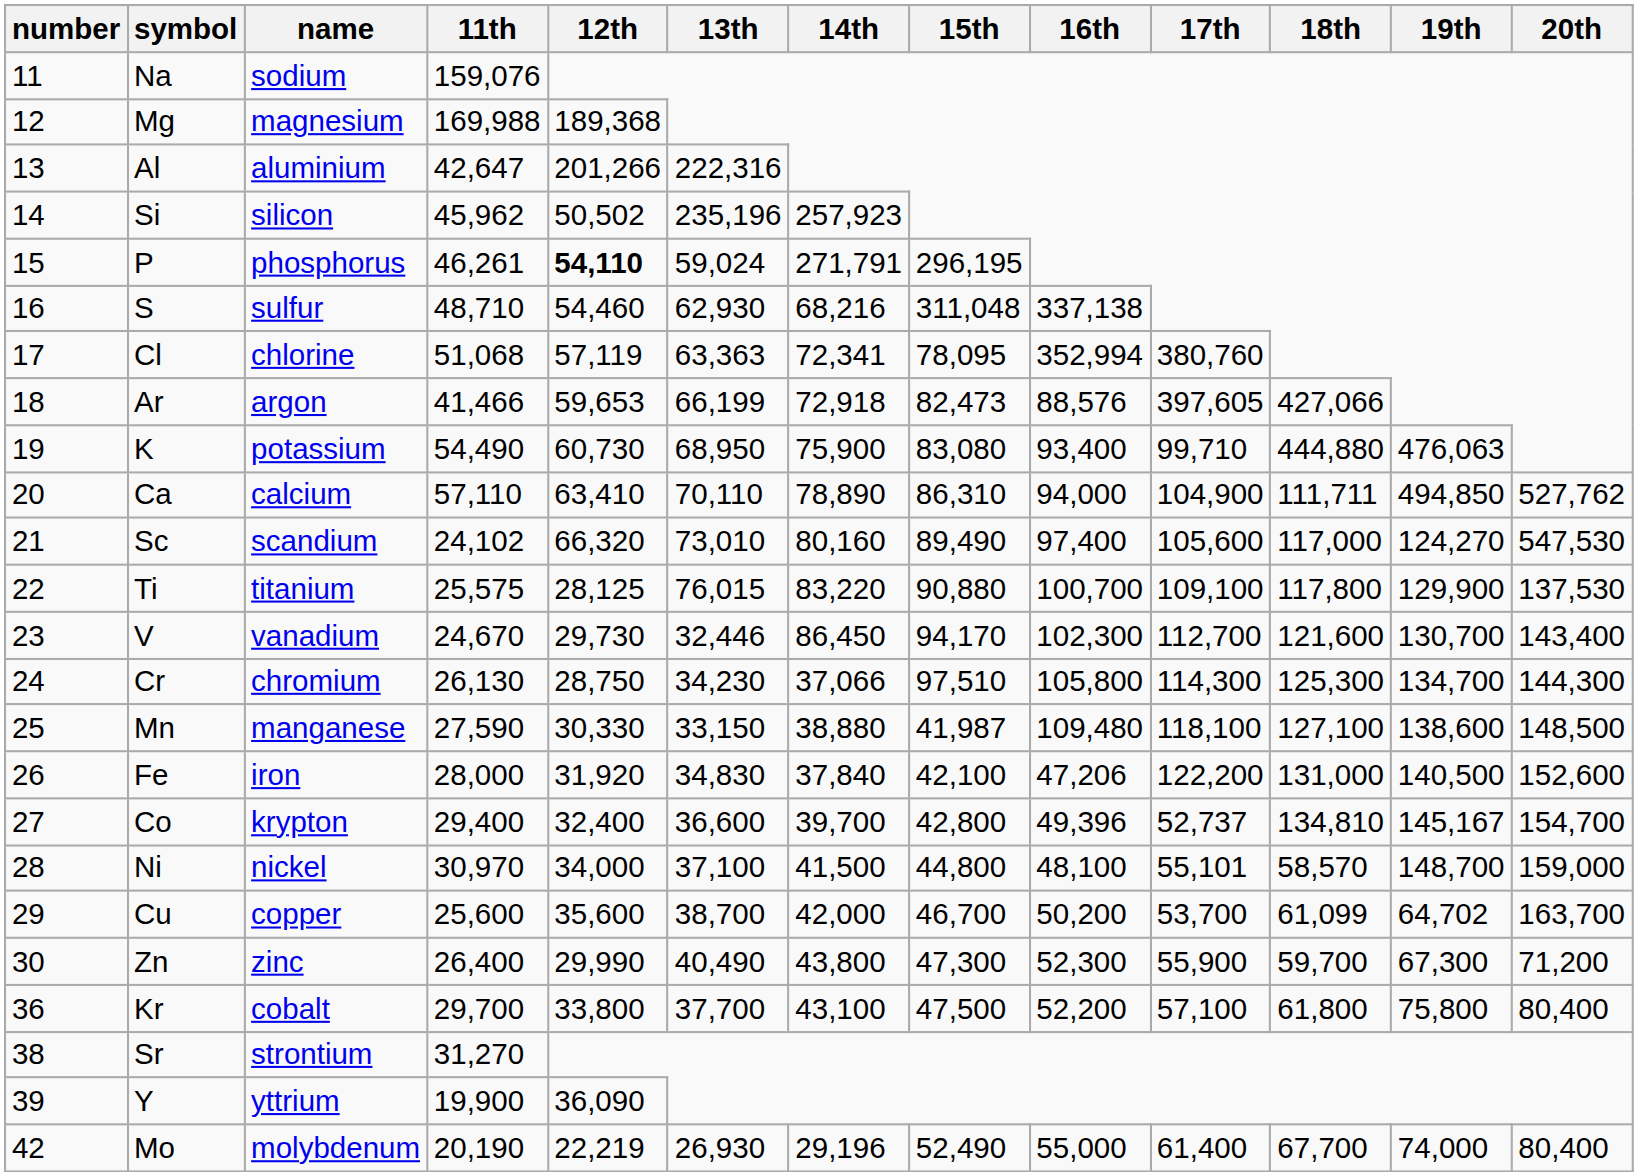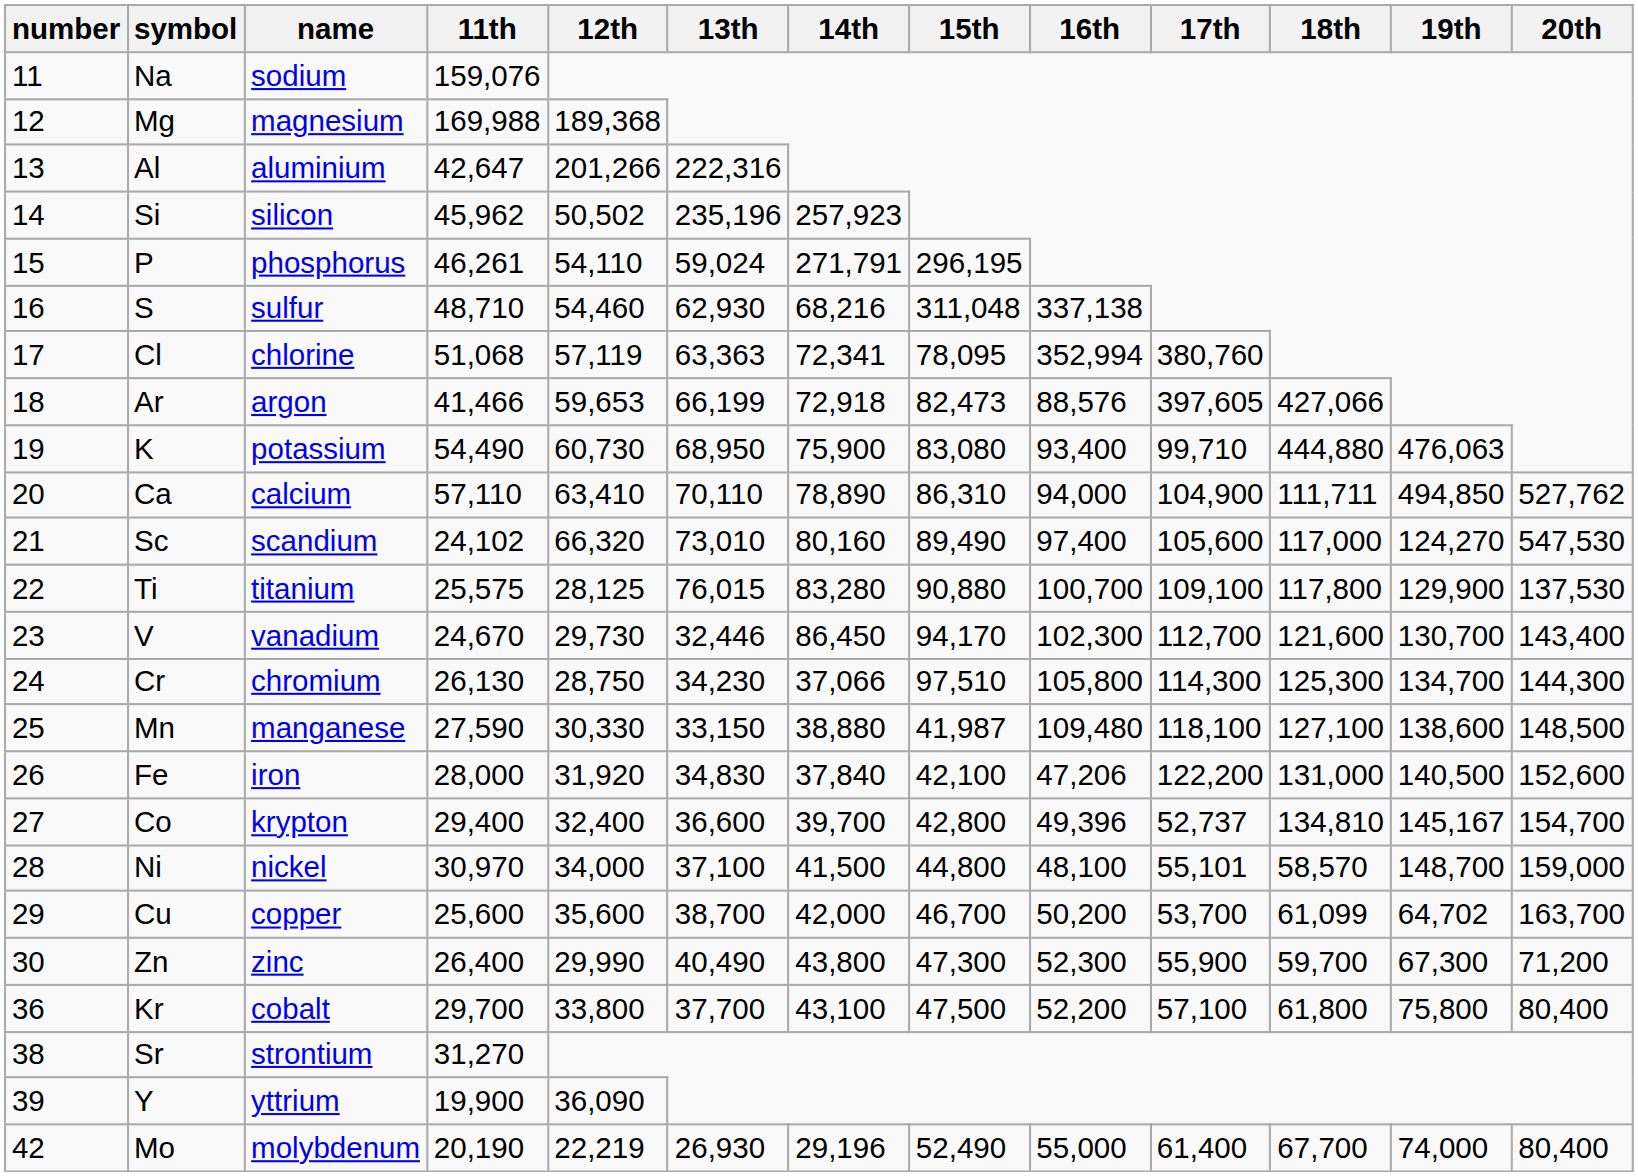(599, 262) bold -> (598, 262) normal
(840, 588) 83,220 -> (840, 588) 83,280
